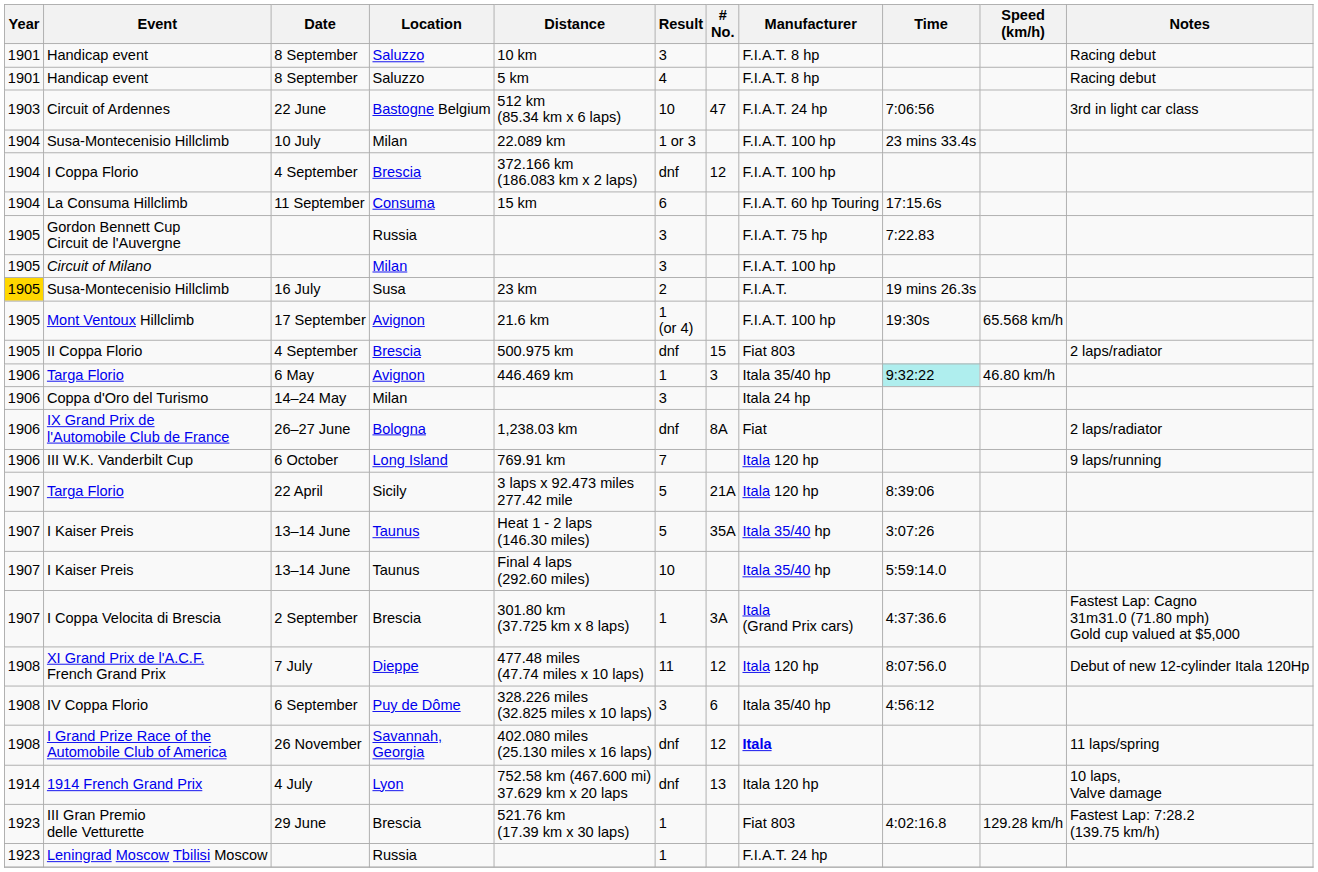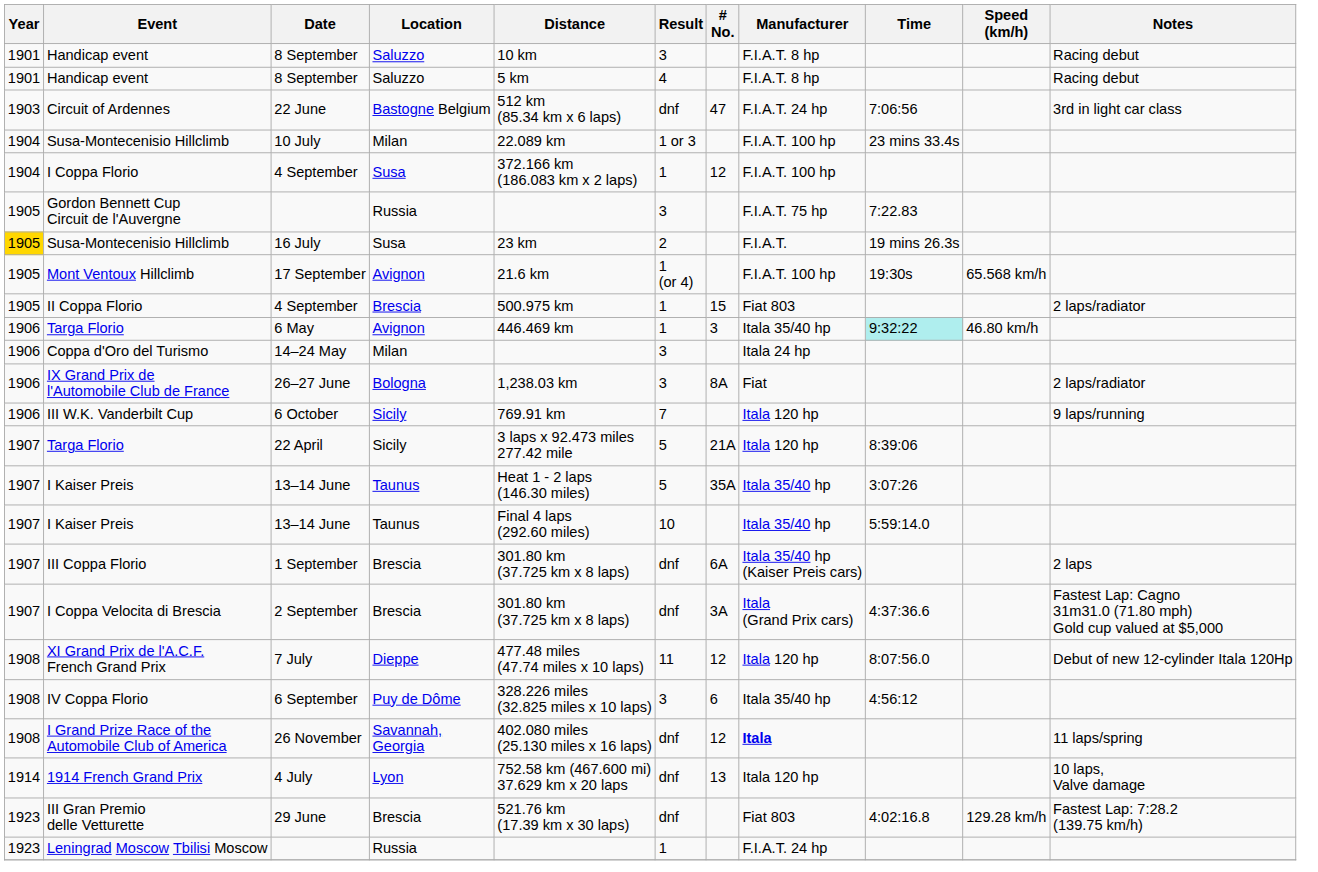(667, 109) 10 -> (669, 109) dnf
(397, 172) Brescia -> (389, 172) Susa
(669, 172) dnf -> (663, 172) 1
- row: (117, 203)
- row: (99, 266)
(669, 351) dnf -> (663, 305) 1
(669, 429) dnf -> (663, 383) 3
(410, 460) Long Island -> (389, 414) Sicily
+ row: (97, 564)
(663, 618) 1 -> (669, 611) dnf
(663, 824) 1 -> (669, 817) dnf
